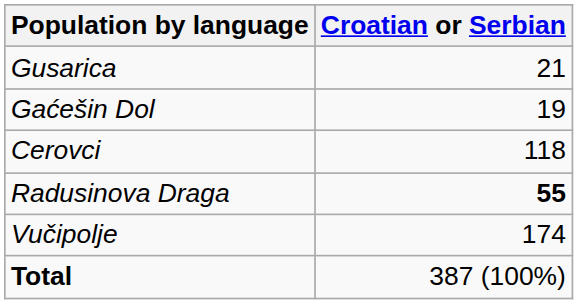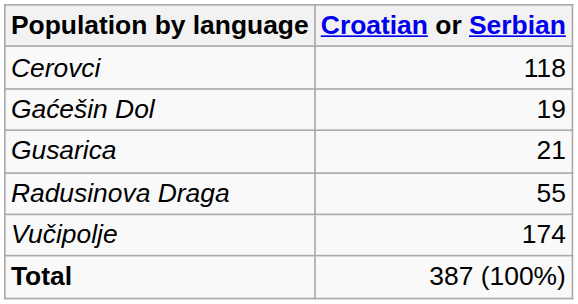rows swapped: (56, 151) <-> (64, 67)
(551, 192) bold -> (551, 192) normal
